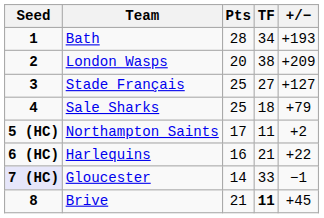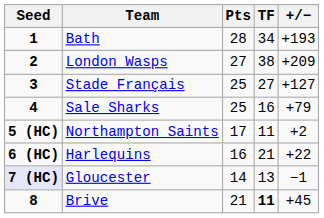(238, 62) 20 -> (238, 62) 27
(266, 108) 18 -> (266, 108) 16
(266, 178) 33 -> (266, 178) 13
